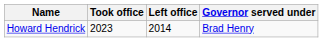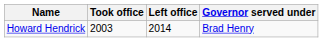(101, 28) 2023 -> (101, 28) 2003
